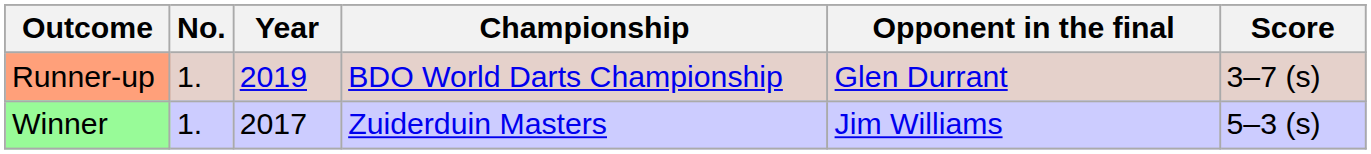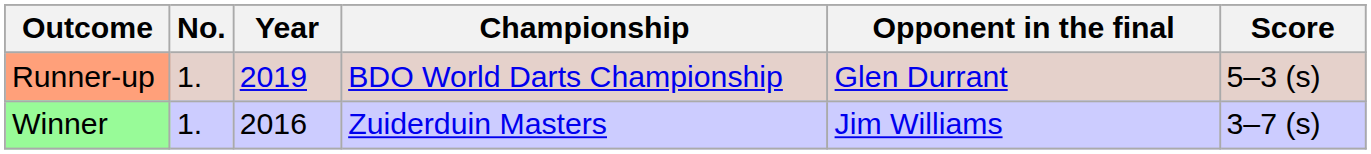(1274, 76) 3–7 (s) -> (1274, 76) 5–3 (s)
(273, 124) 2017 -> (273, 124) 2016
(1274, 124) 5–3 (s) -> (1274, 124) 3–7 (s)
